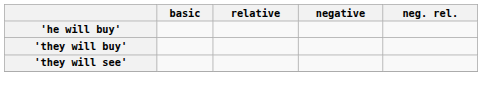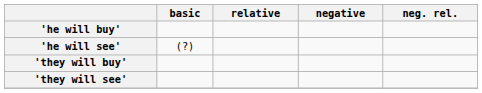+ row: (81, 46)
